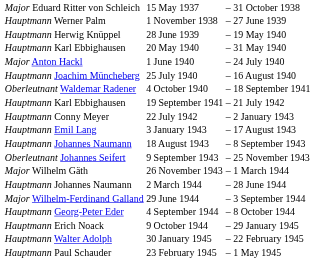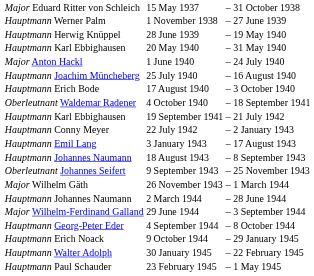+ row: (178, 89)
